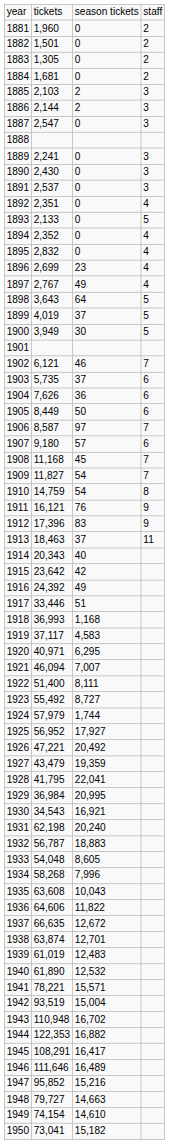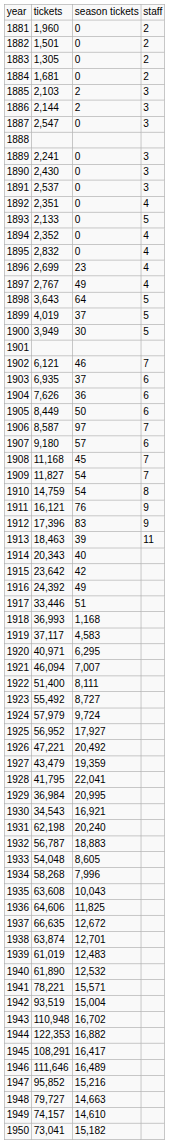(46, 380) 5,735 -> (46, 380) 6,935
(80, 540) 37 -> (80, 540) 39
(87, 715) 1,744 -> (87, 715) 9,724
(90, 907) 11,822 -> (90, 907) 11,825
(49, 1115) 74,154 -> (49, 1115) 74,157
